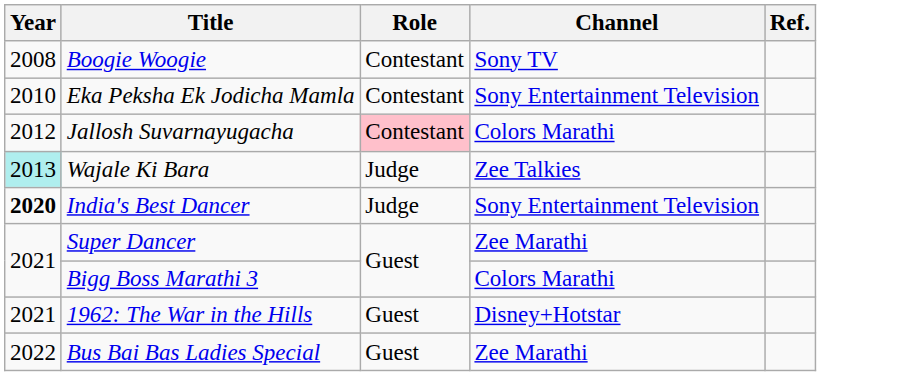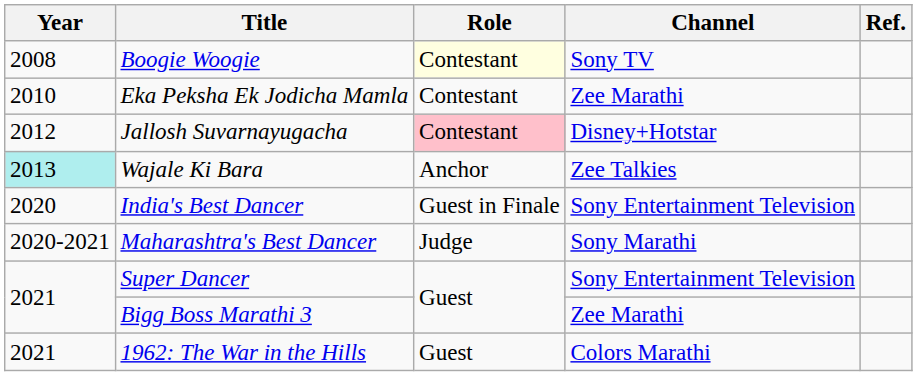(415, 59) no background -> (468, 59) lightyellow background
(617, 95) Sony Entertainment Television -> (627, 95) Zee Marathi
(545, 132) Colors Marathi -> (643, 132) Disney+Hotstar
(392, 168) Judge -> (454, 168) Anchor
(33, 205) bold -> (33, 205) normal
(392, 205) Judge -> (489, 205) Guest in Finale
+ row: (248, 242)
(531, 242) Zee Marathi -> (713, 278) Sony Entertainment Television
(545, 278) Colors Marathi -> (627, 315) Zee Marathi
(547, 315) Disney+Hotstar -> (640, 351) Colors Marathi
- row: (193, 351)
